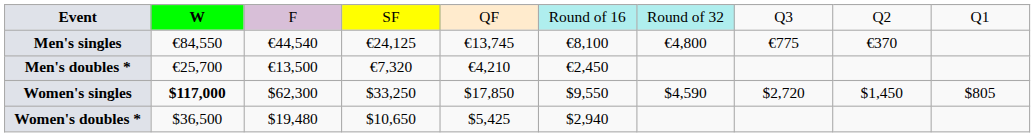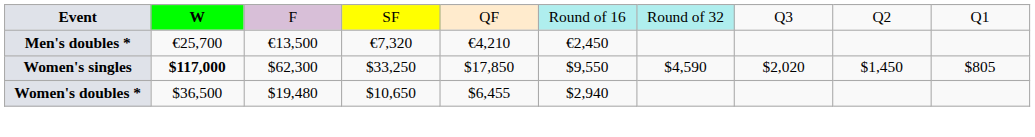- row: (78, 43)
(784, 93) $2,720 -> (784, 68) $2,020
(489, 119) $5,425 -> (489, 93) $6,455
